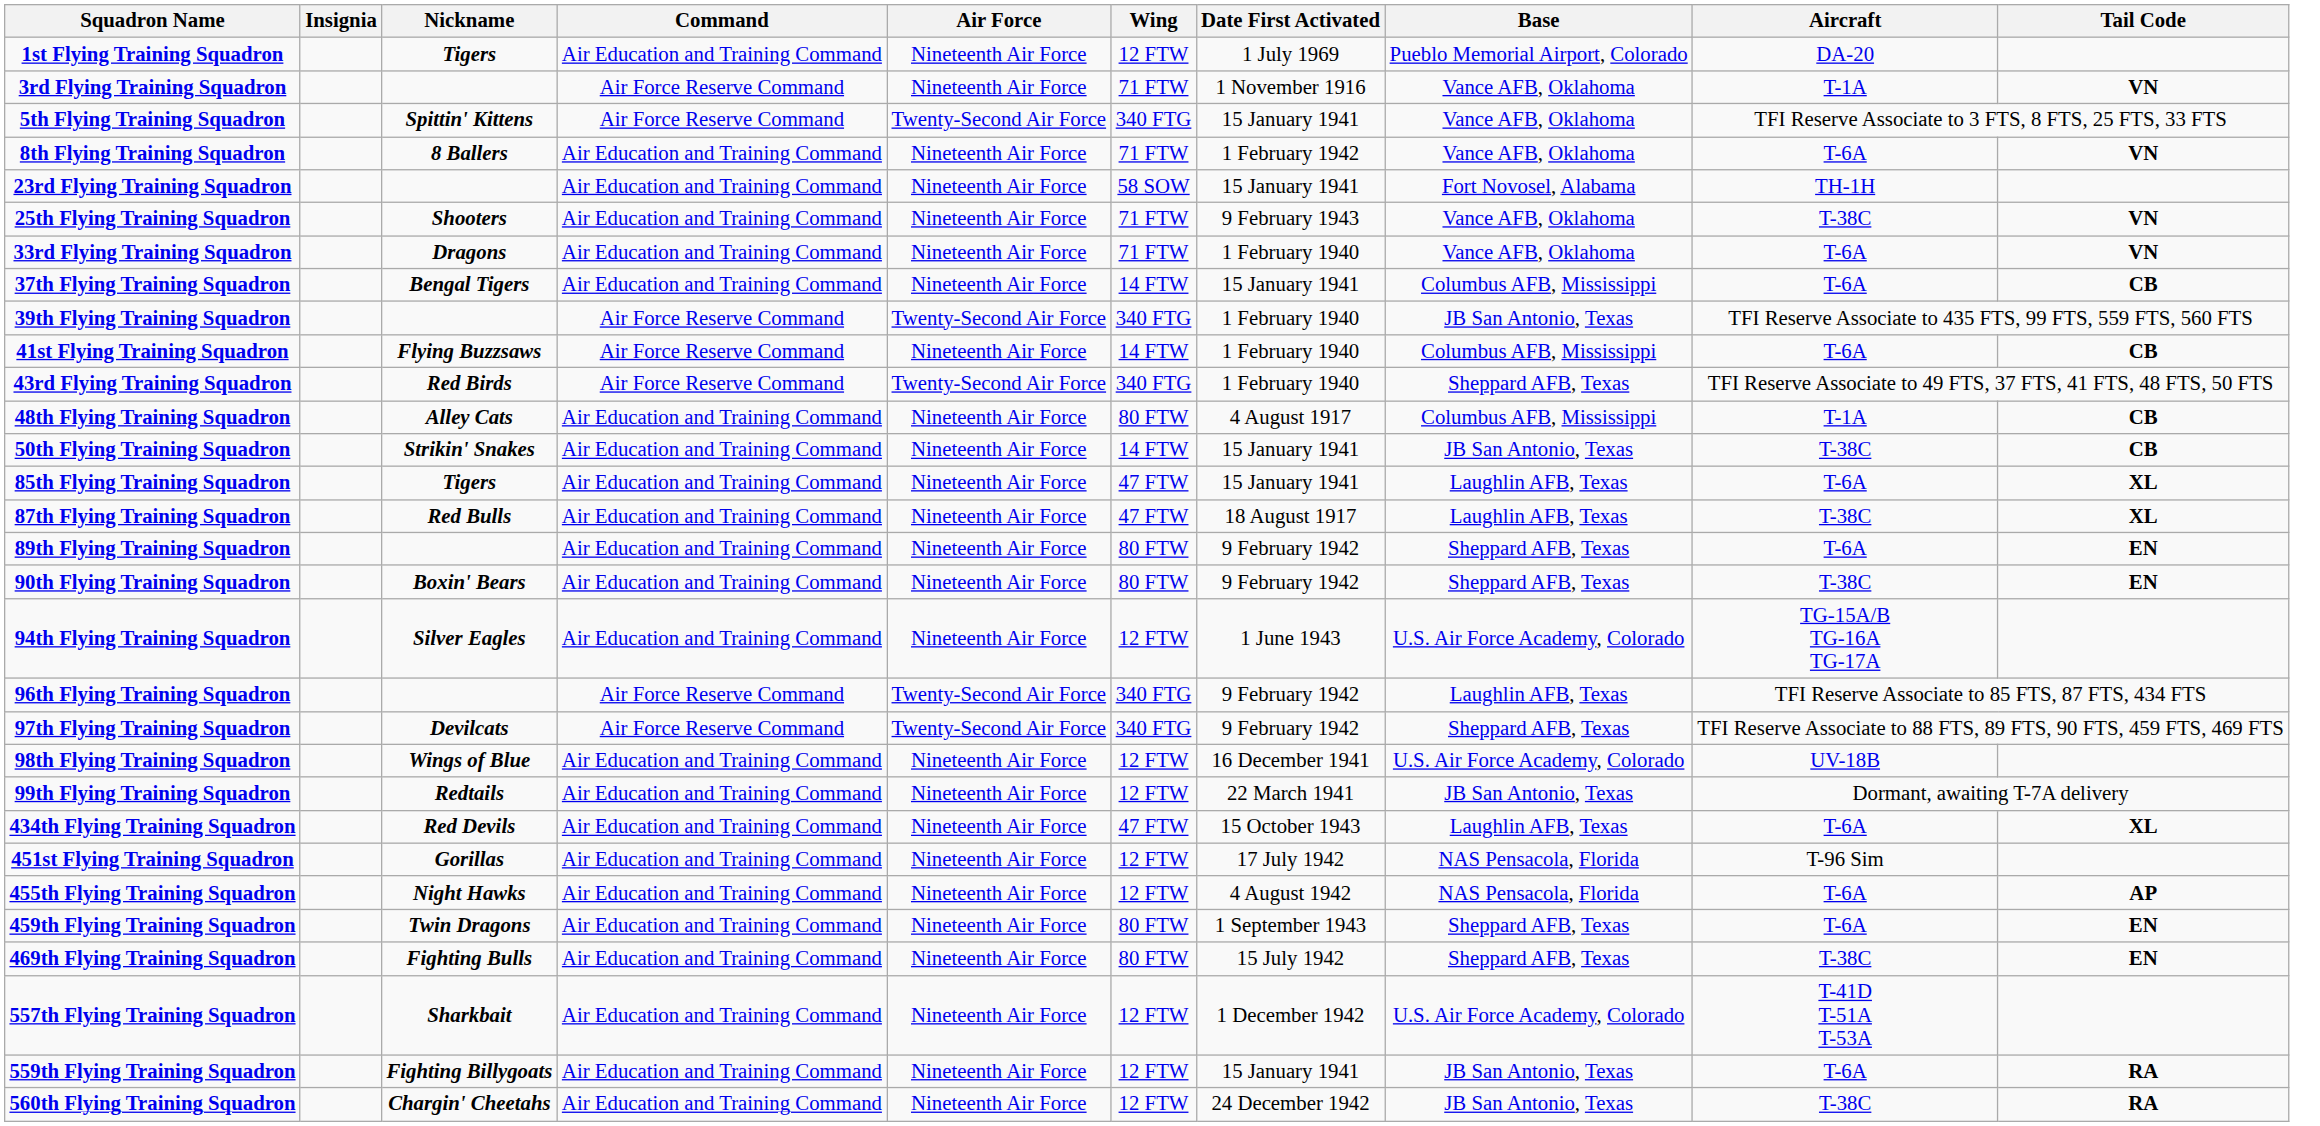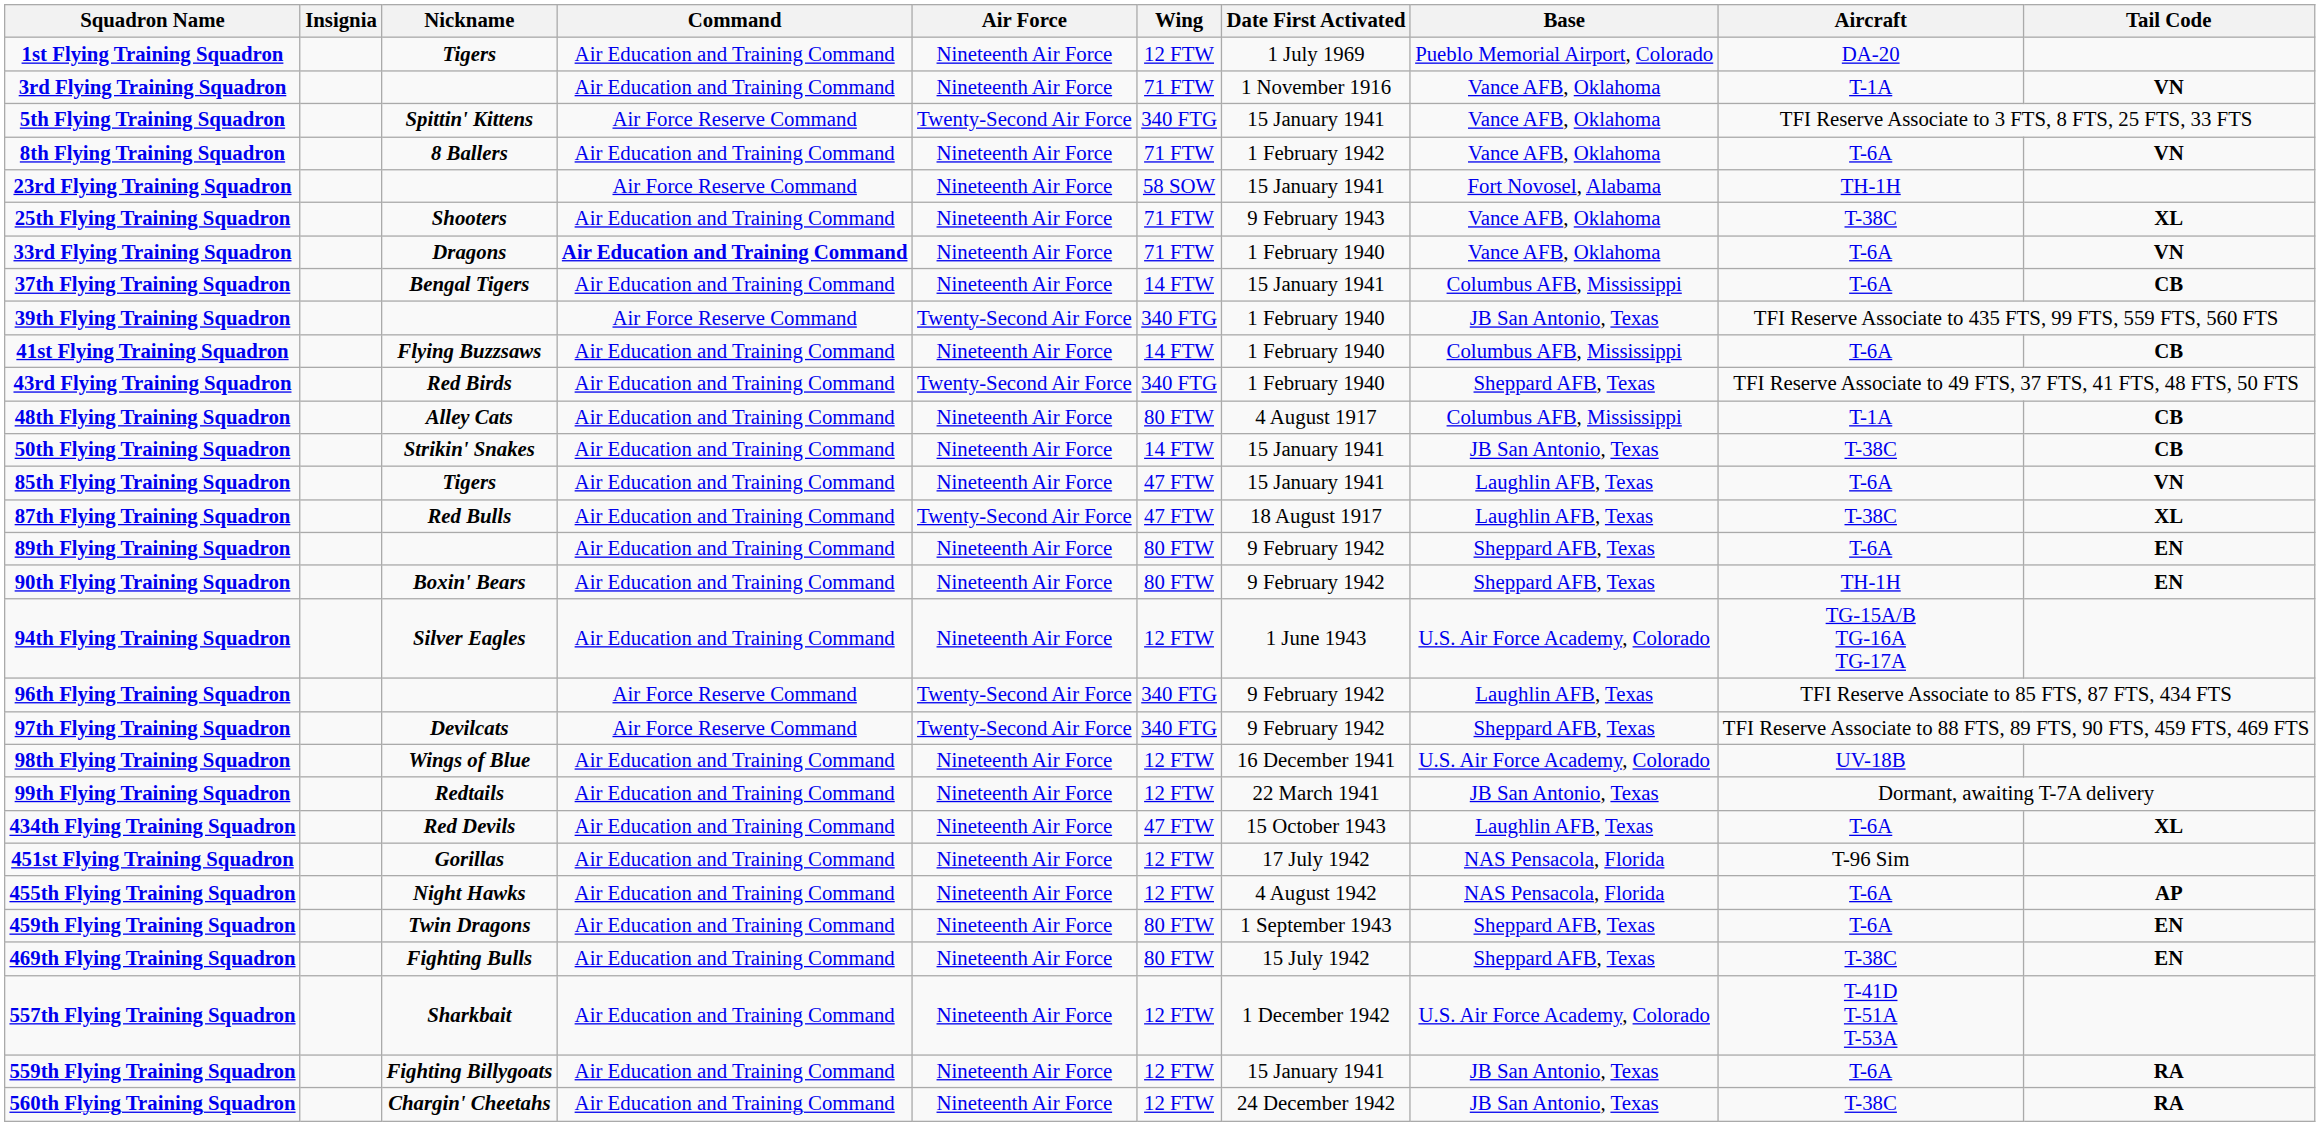(722, 86) Air Force Reserve Command -> (735, 86) Air Education and Training Command
(722, 185) Air Education and Training Command -> (735, 185) Air Force Reserve Command
(2143, 218) VN -> (2169, 218) XL
(722, 251) normal -> (735, 251) bold
(722, 350) Air Force Reserve Command -> (735, 350) Air Education and Training Command
(722, 383) Air Force Reserve Command -> (735, 383) Air Education and Training Command
(2143, 482) XL -> (2169, 482) VN
(999, 515) Nineteenth Air Force -> (1024, 515) Twenty-Second Air Force
(1845, 581) T-38C -> (1871, 581) TH-1H
